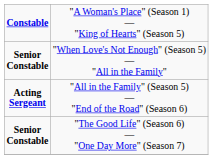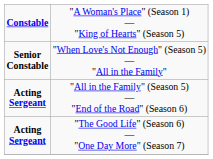(27, 135) Senior Constable -> (27, 135) Acting Sergeant
